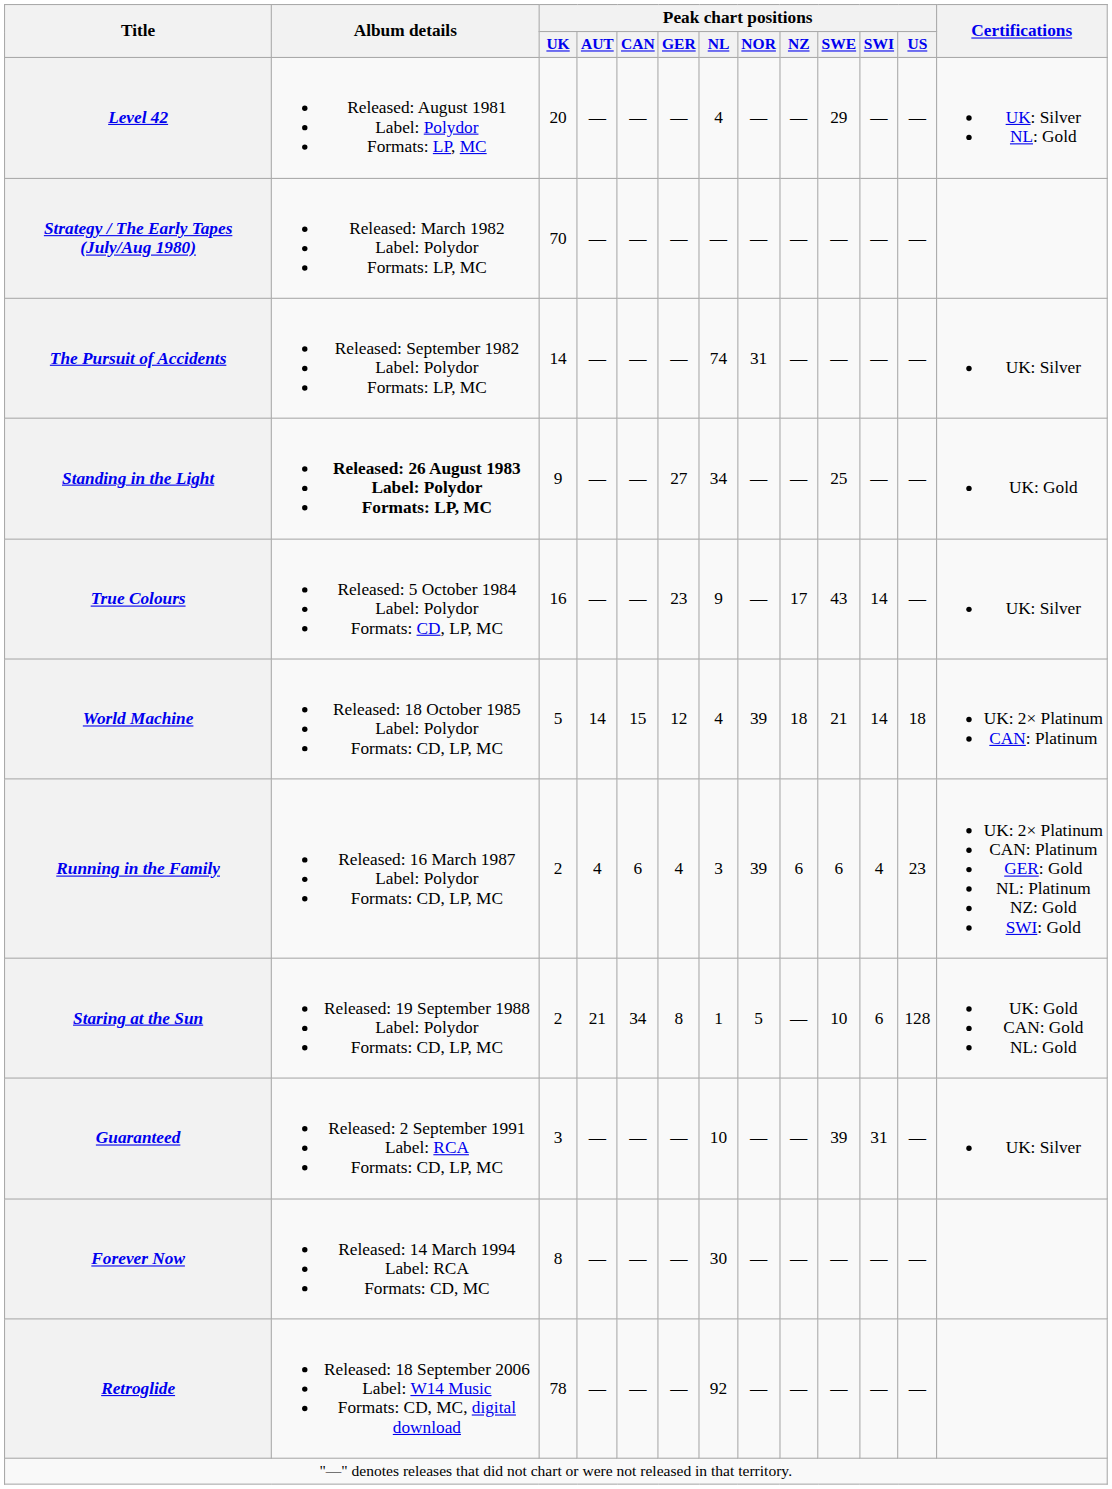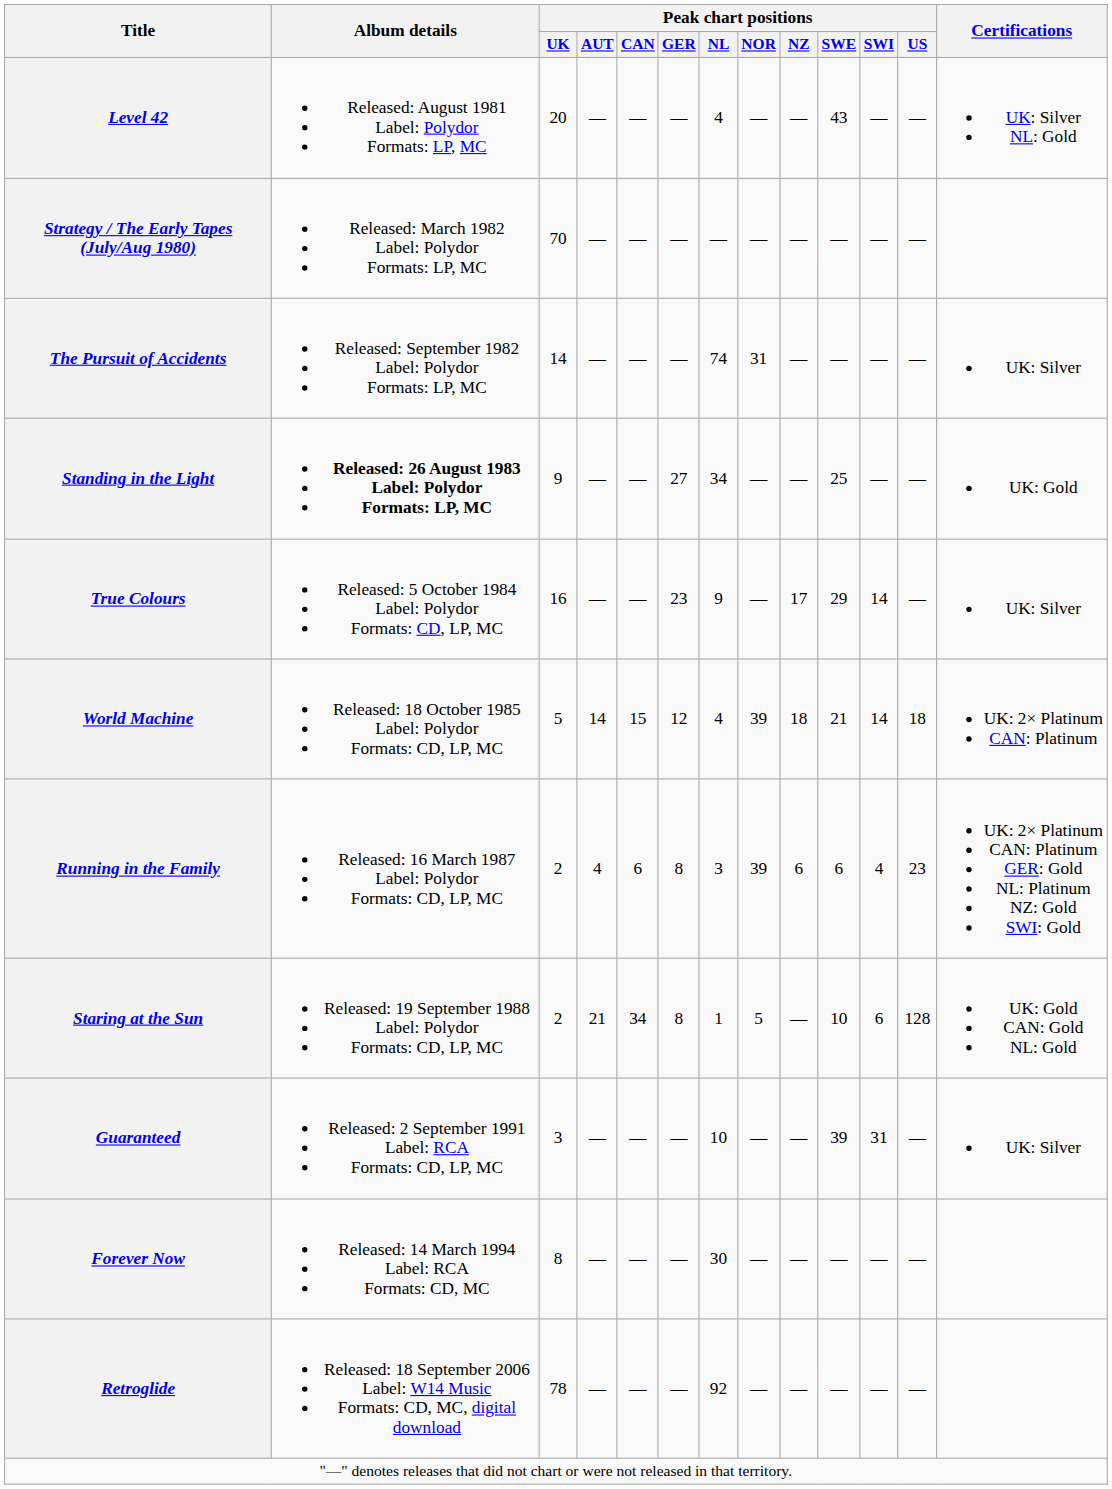(839, 117) 29 -> (839, 117) 43
(839, 598) 43 -> (839, 598) 29
(679, 868) 4 -> (679, 868) 8
